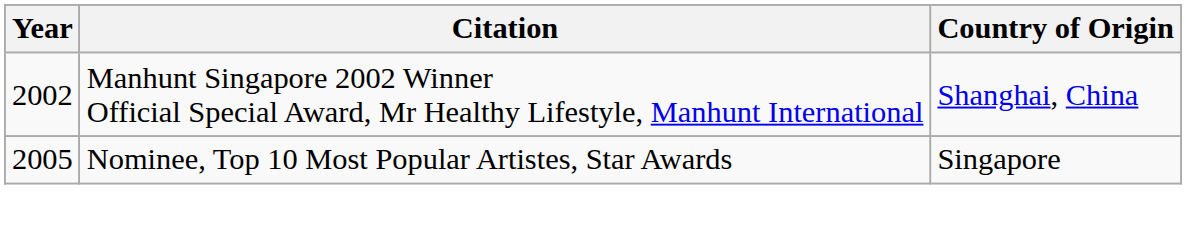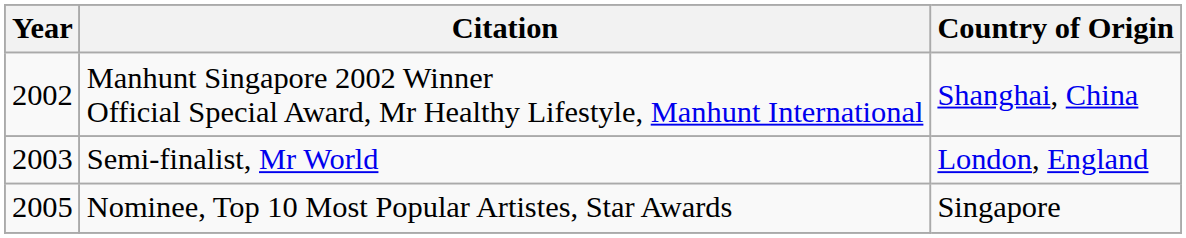+ row: (233, 159)
